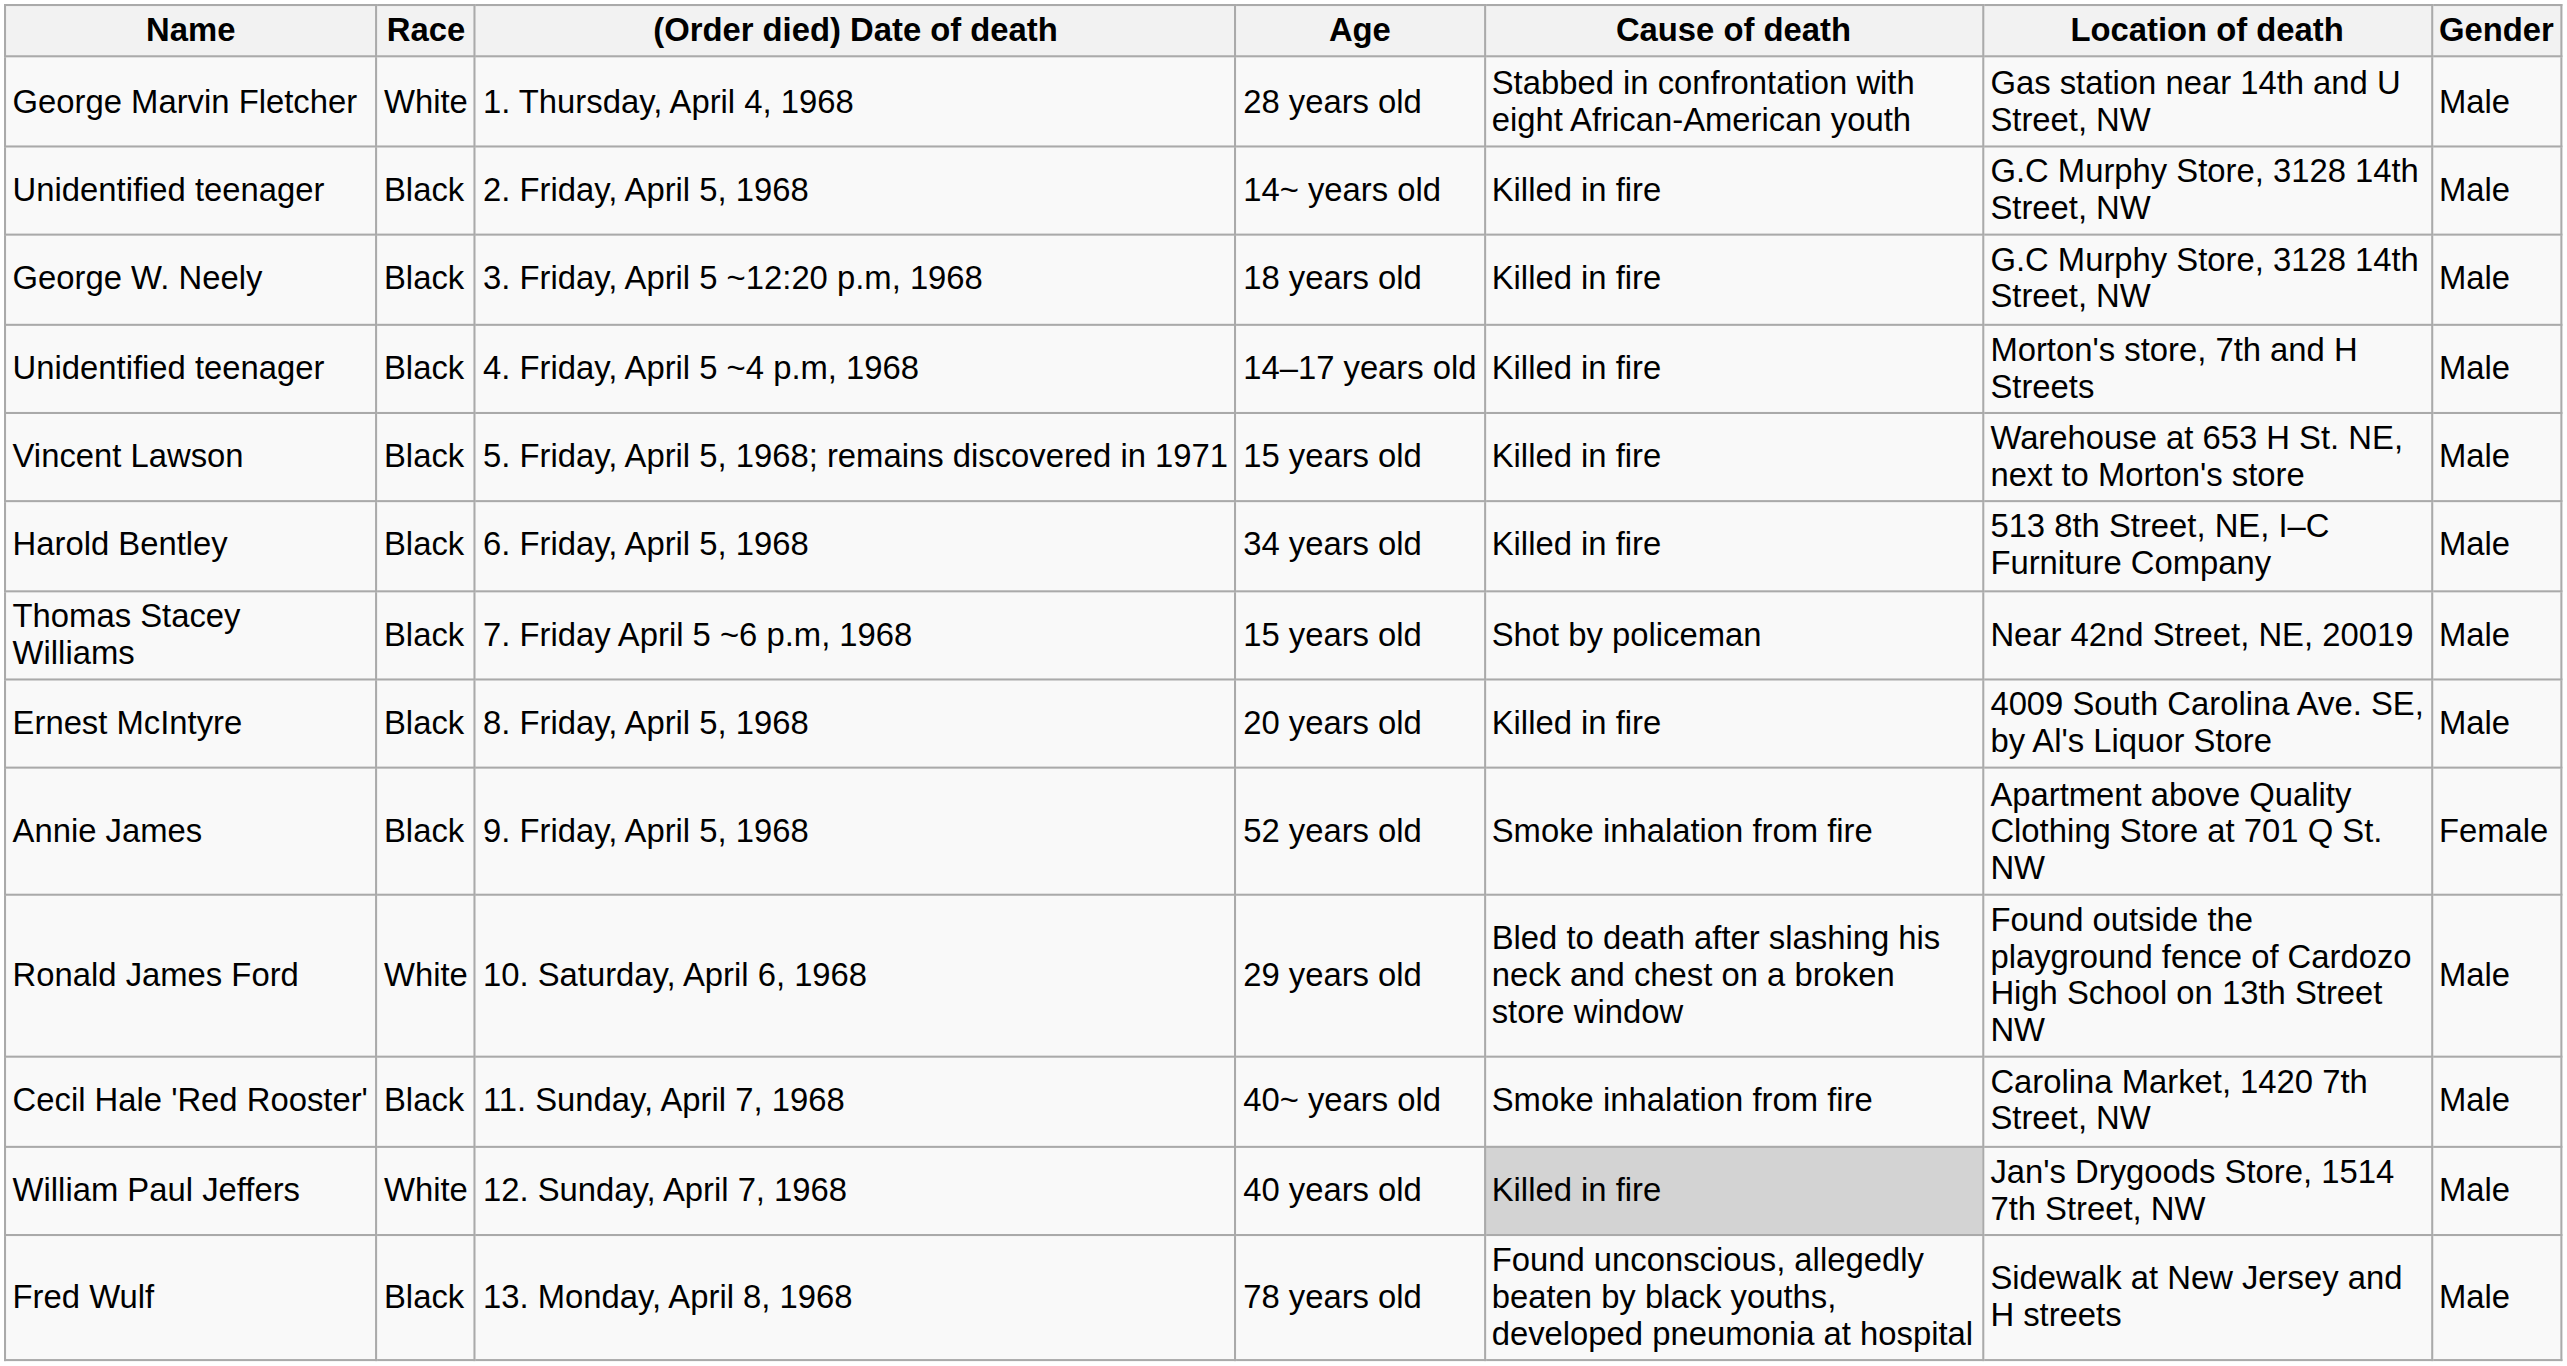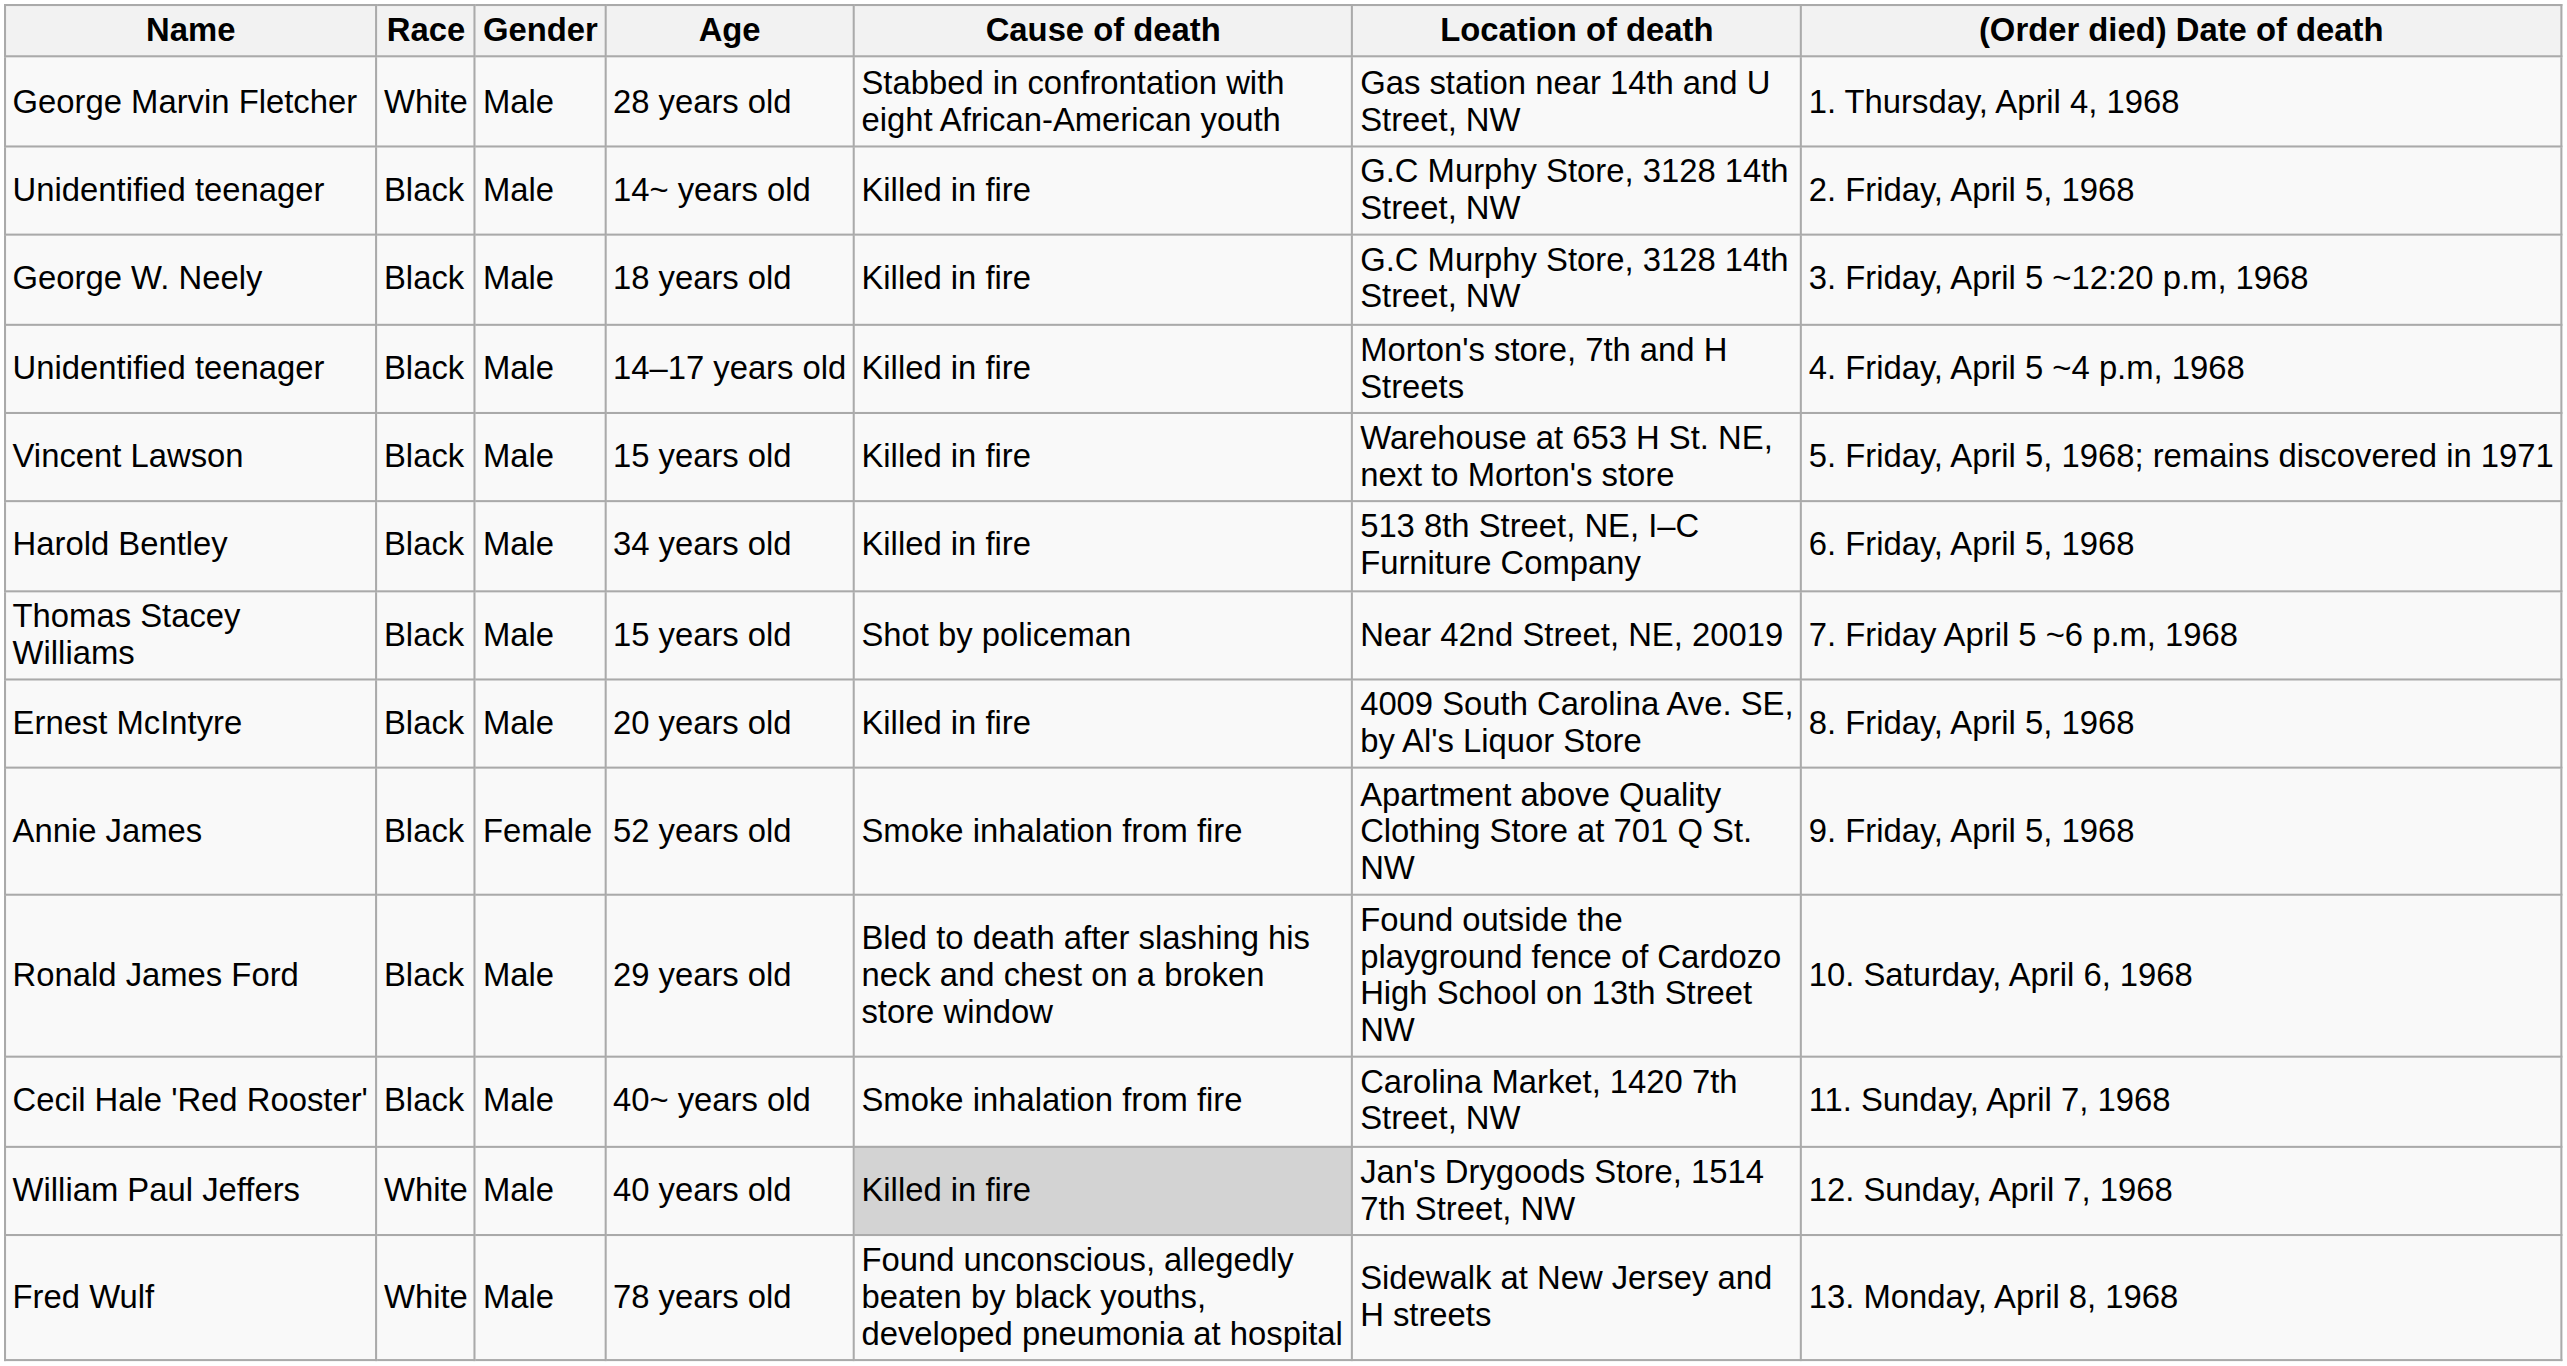columns swapped: (2496, 30) <-> (856, 30)
(426, 975) White -> (424, 975) Black
(424, 1297) Black -> (426, 1297) White
